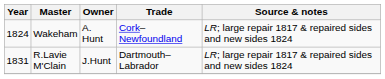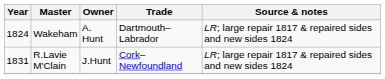(151, 33) Cork–Newfoundland -> (145, 33) Dartmouth–Labrador
(145, 60) Dartmouth–Labrador -> (151, 60) Cork–Newfoundland
